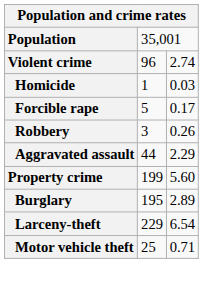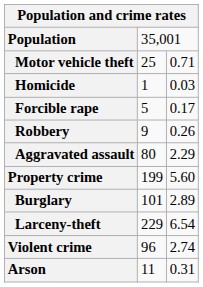rows swapped: (50, 62) <-> (71, 246)
(145, 131) 3 -> (145, 131) 9
(148, 154) 44 -> (148, 154) 80
(152, 200) 195 -> (152, 200) 101
+ row: (27, 270)
